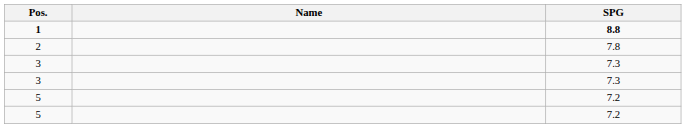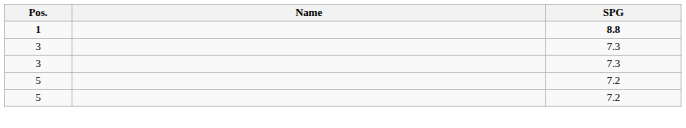- row: (38, 47)
